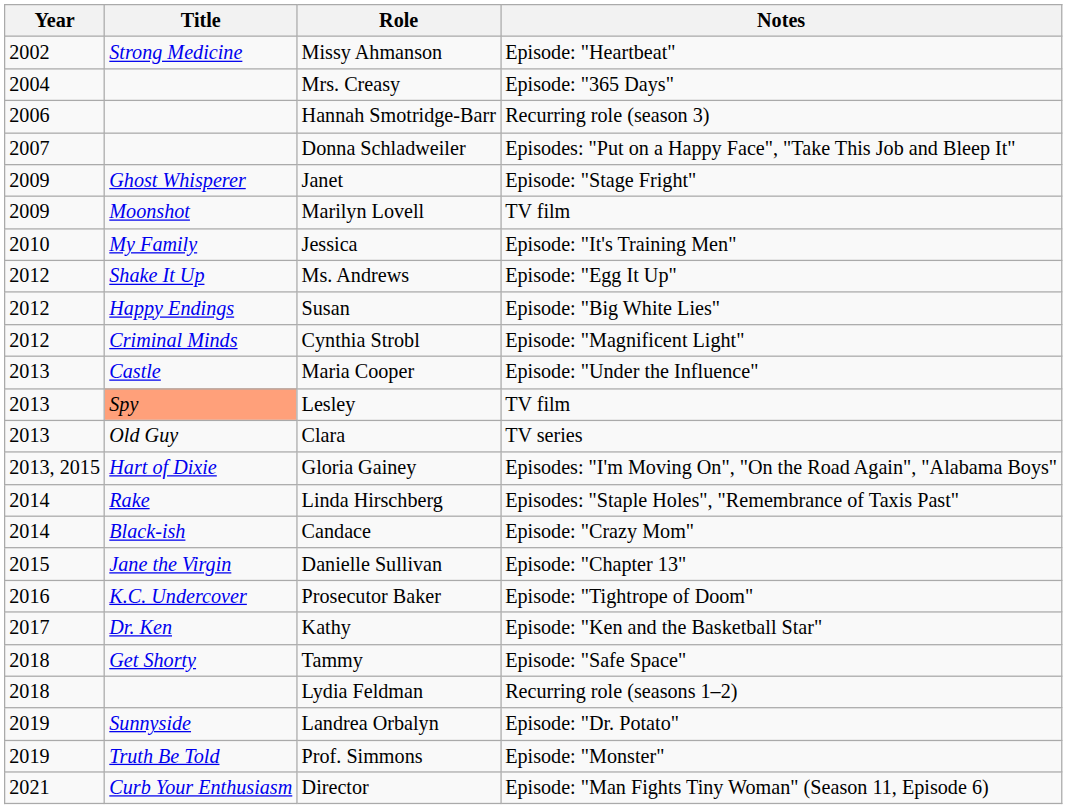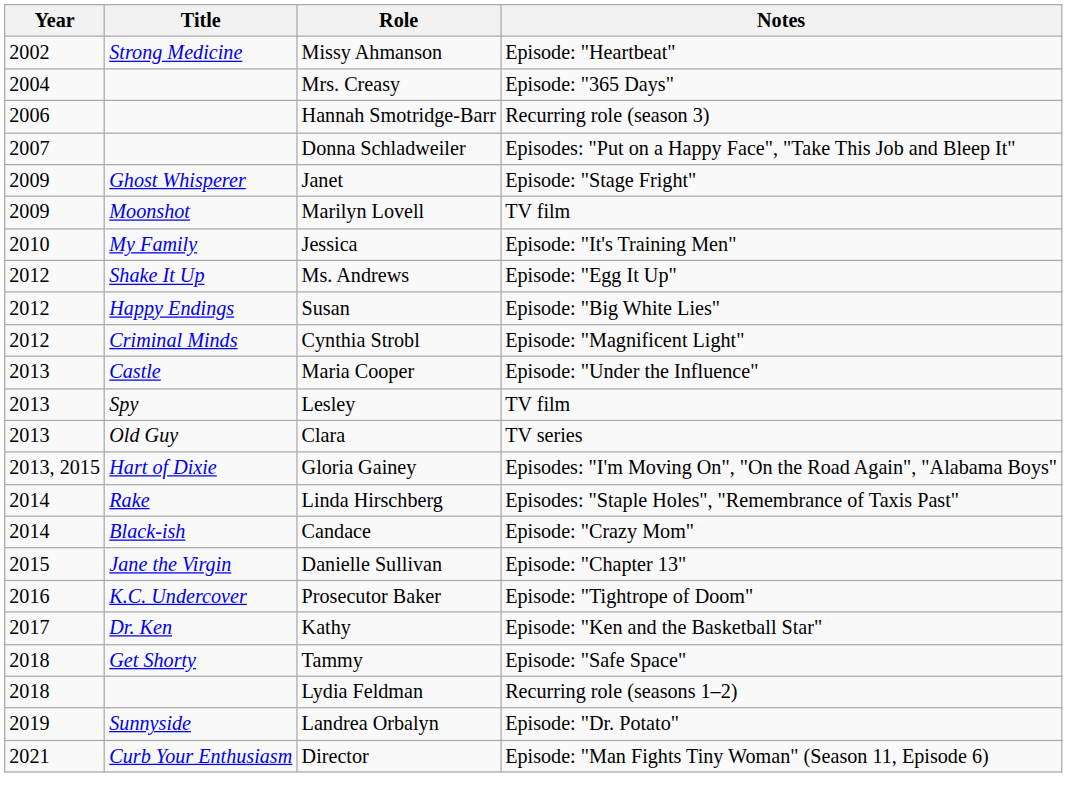(124, 404) lightsalmon background -> (124, 404) no background
- row: (362, 755)
